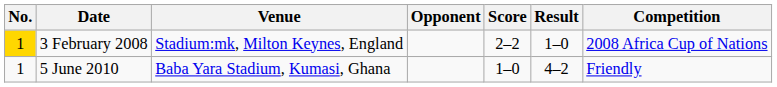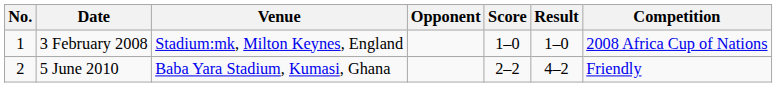(20, 43) gold background -> (20, 43) no background
(507, 43) 2–2 -> (507, 43) 1–0
(20, 69) 1 -> (20, 69) 2
(507, 69) 1–0 -> (507, 69) 2–2
